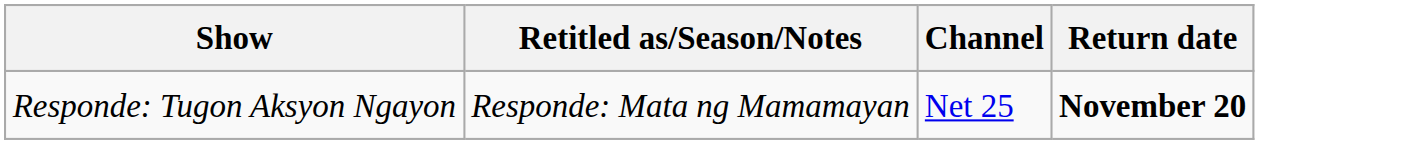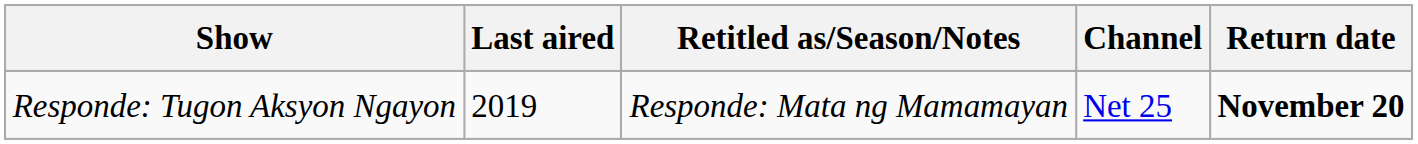+ column: (543, 38)
